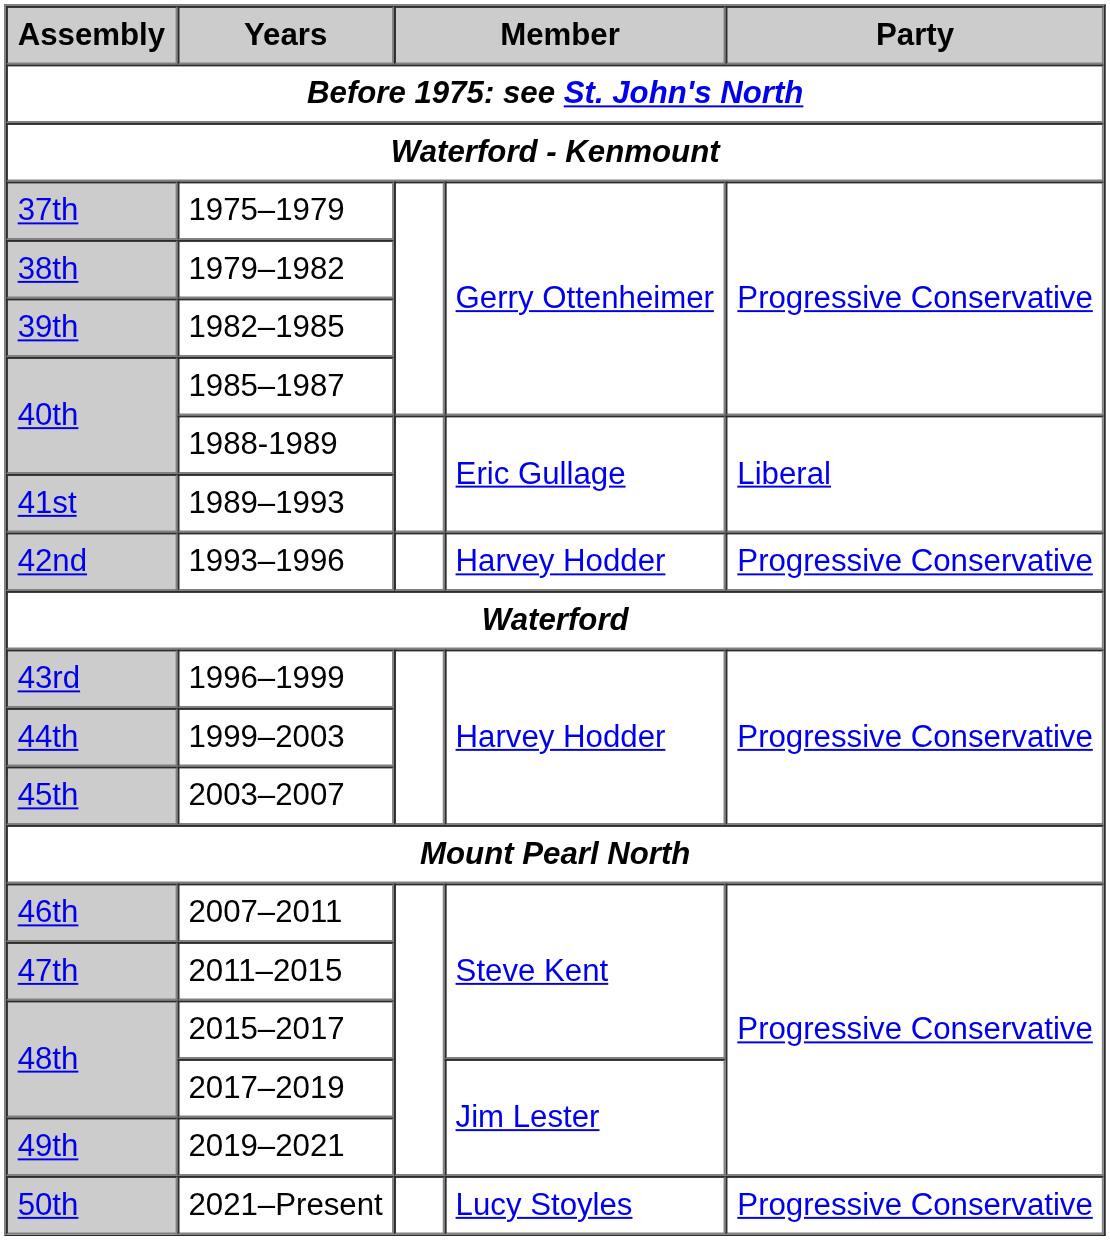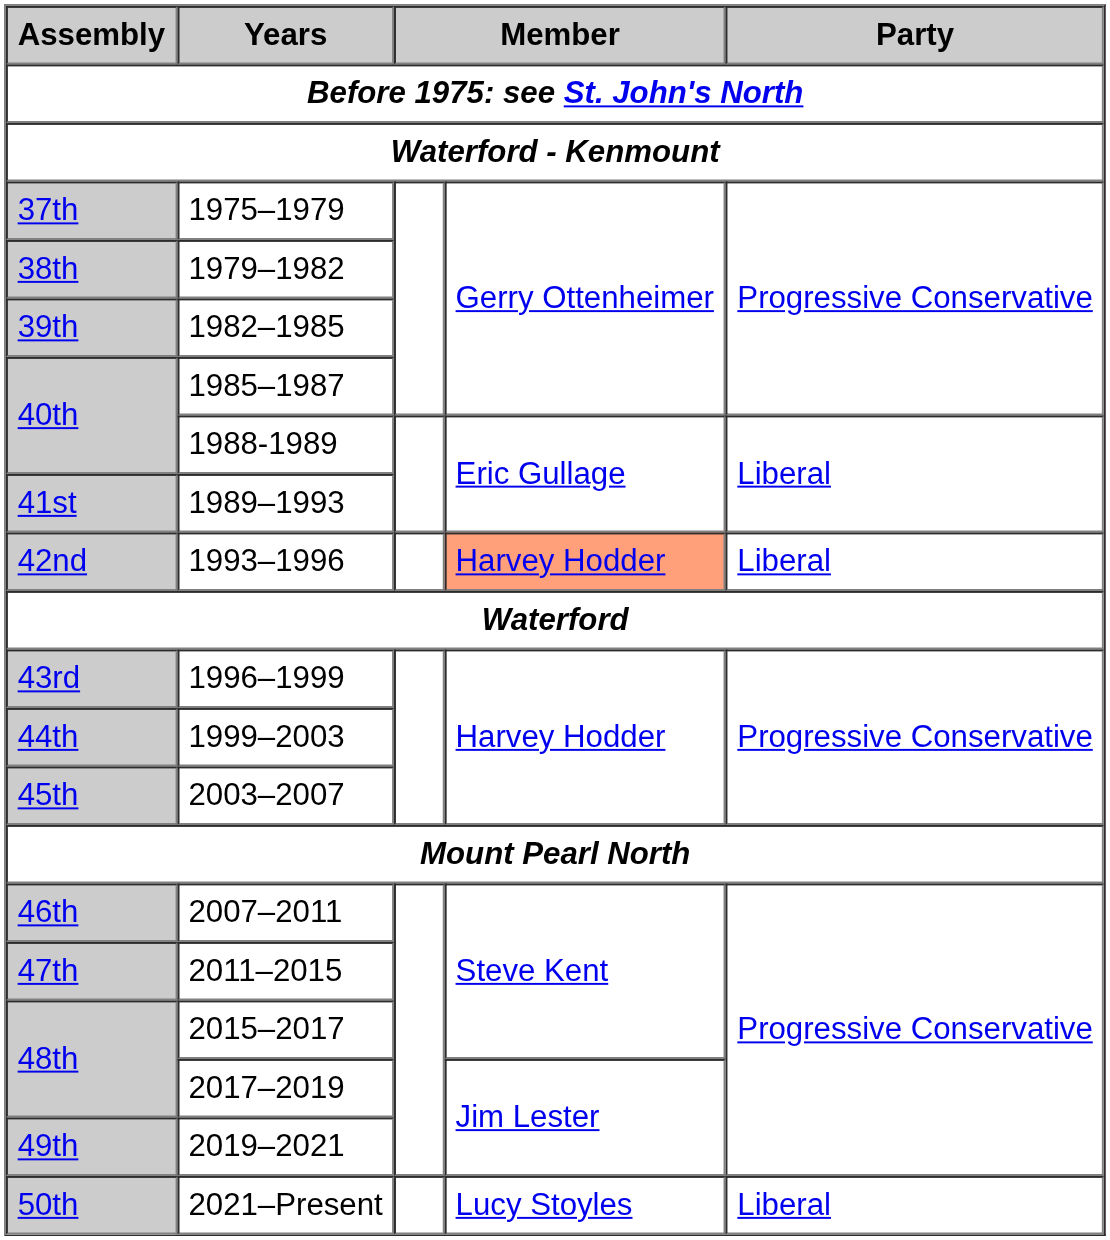(560, 561) no background -> (560, 561) lightsalmon background
(915, 561) Progressive Conservative -> (784, 561) Liberal
(915, 1204) Progressive Conservative -> (784, 1204) Liberal
